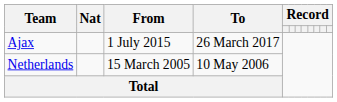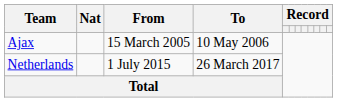(139, 43) 1 July 2015 -> (149, 43) 15 March 2005
(238, 43) 26 March 2017 -> (233, 43) 10 May 2006
(149, 64) 15 March 2005 -> (139, 64) 1 July 2015
(233, 64) 10 May 2006 -> (238, 64) 26 March 2017
